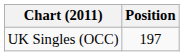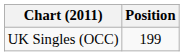(150, 39) 197 -> (150, 39) 199
